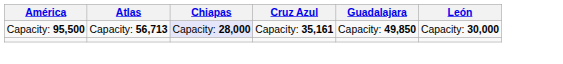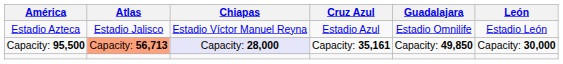+ row: (46, 29)
(129, 29) no background -> (129, 45) lightsalmon background
